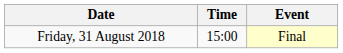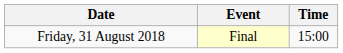columns swapped: (222, 15) <-> (292, 15)
